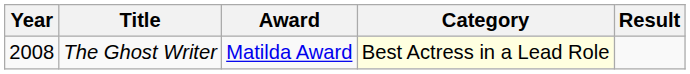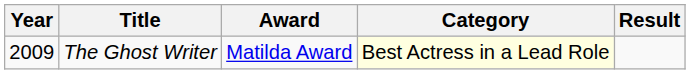(32, 52) 2008 -> (32, 52) 2009
